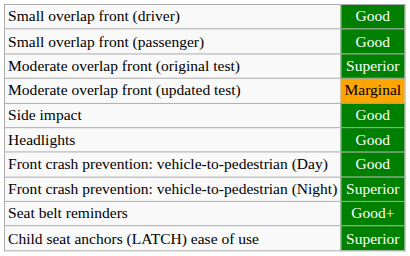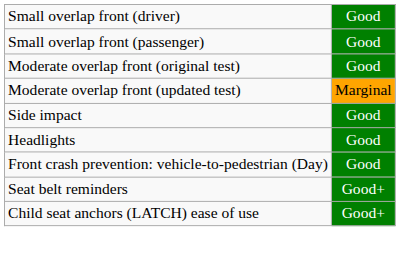(373, 66) Superior -> (363, 66) Good
- row: (173, 189)
(373, 238) Superior -> (363, 213) Good+
